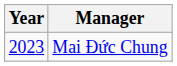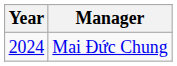(26, 46) 2023 -> (26, 46) 2024
